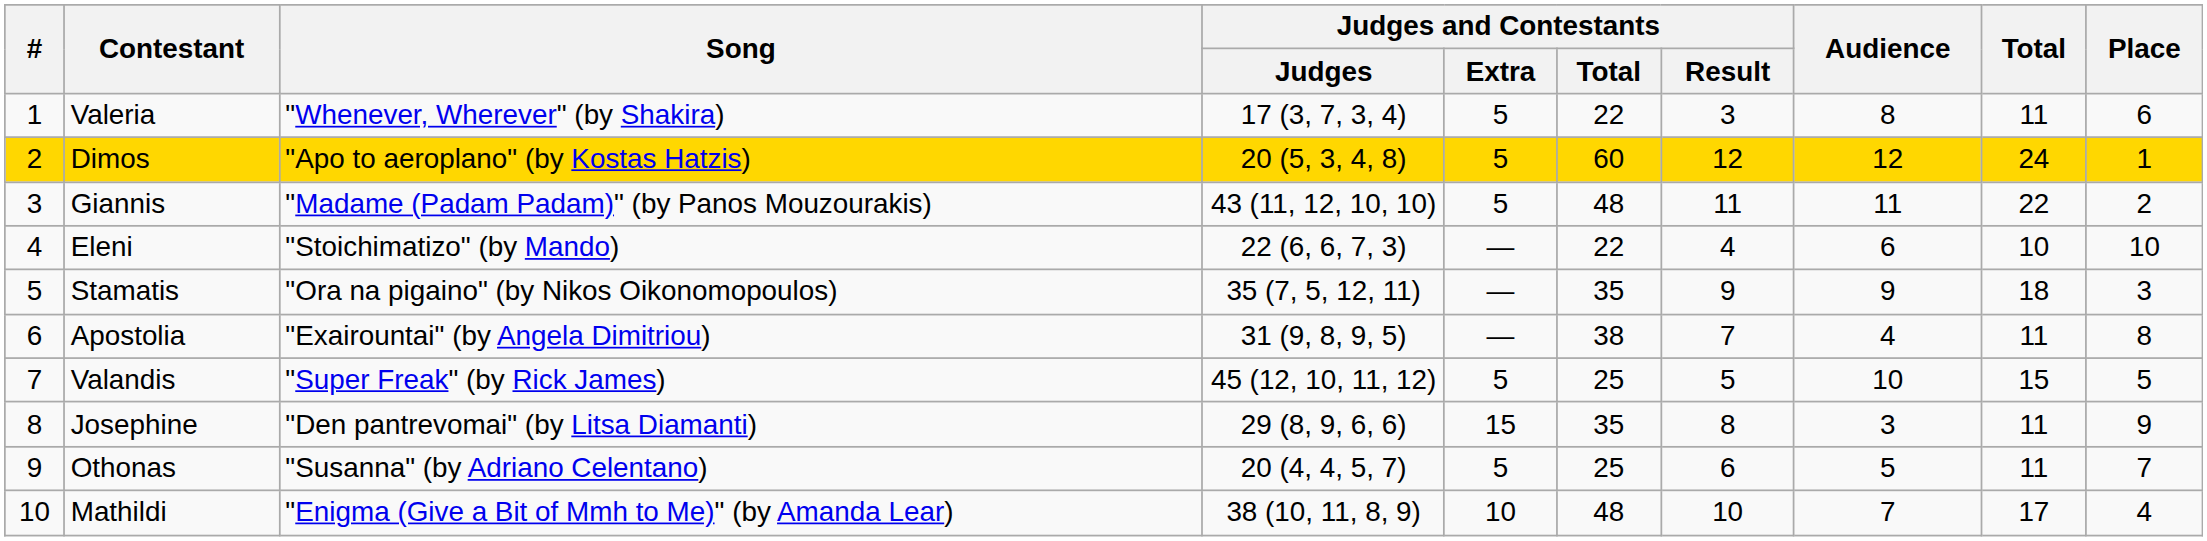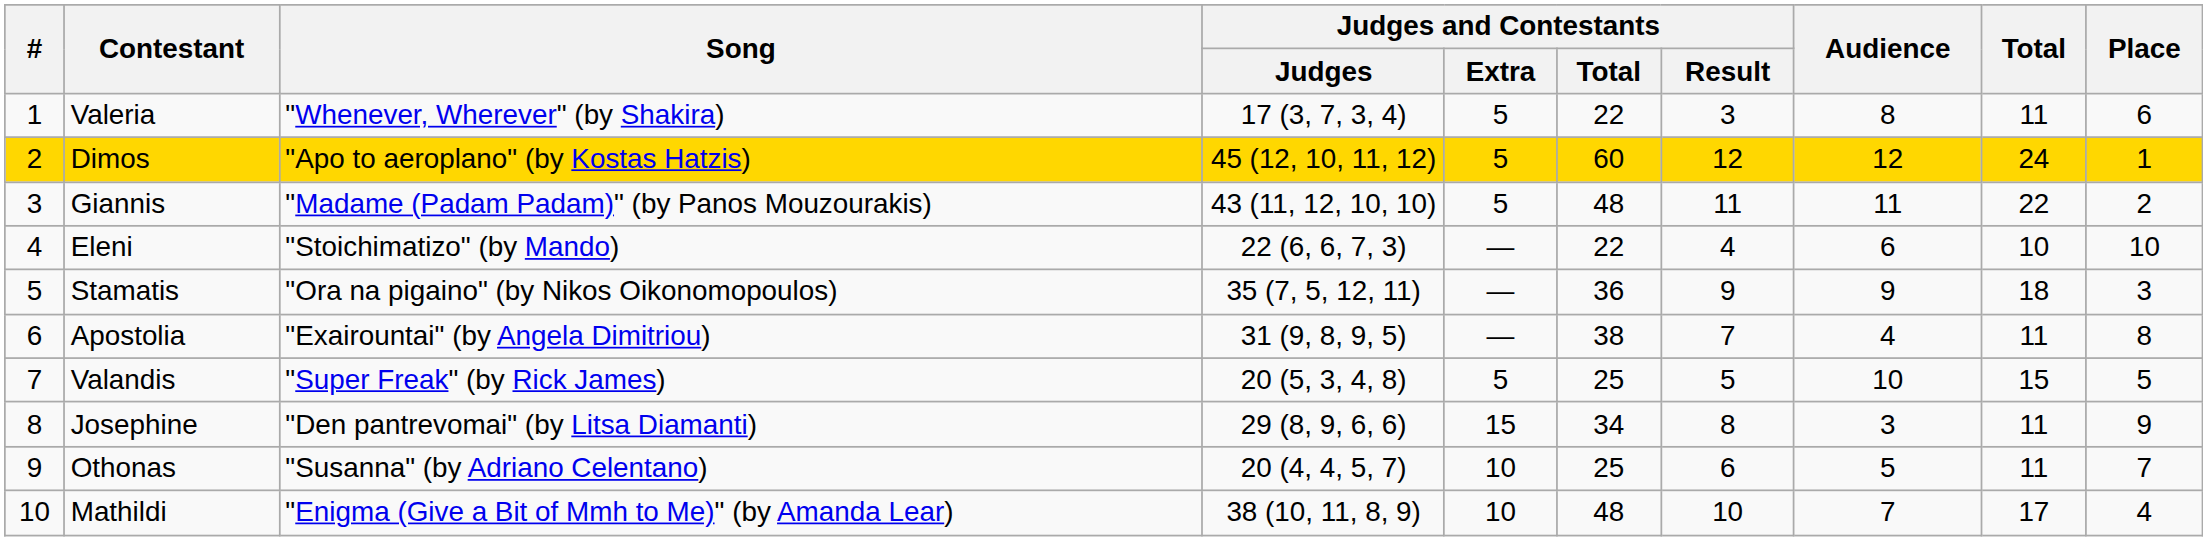(1324, 159) 20 (5, 3, 4, 8) -> (1324, 159) 45 (12, 10, 11, 12)
(1609, 291) 35 -> (1609, 291) 36
(1324, 379) 45 (12, 10, 11, 12) -> (1324, 379) 20 (5, 3, 4, 8)
(1609, 423) 35 -> (1609, 423) 34
(1500, 468) 5 -> (1500, 468) 10
